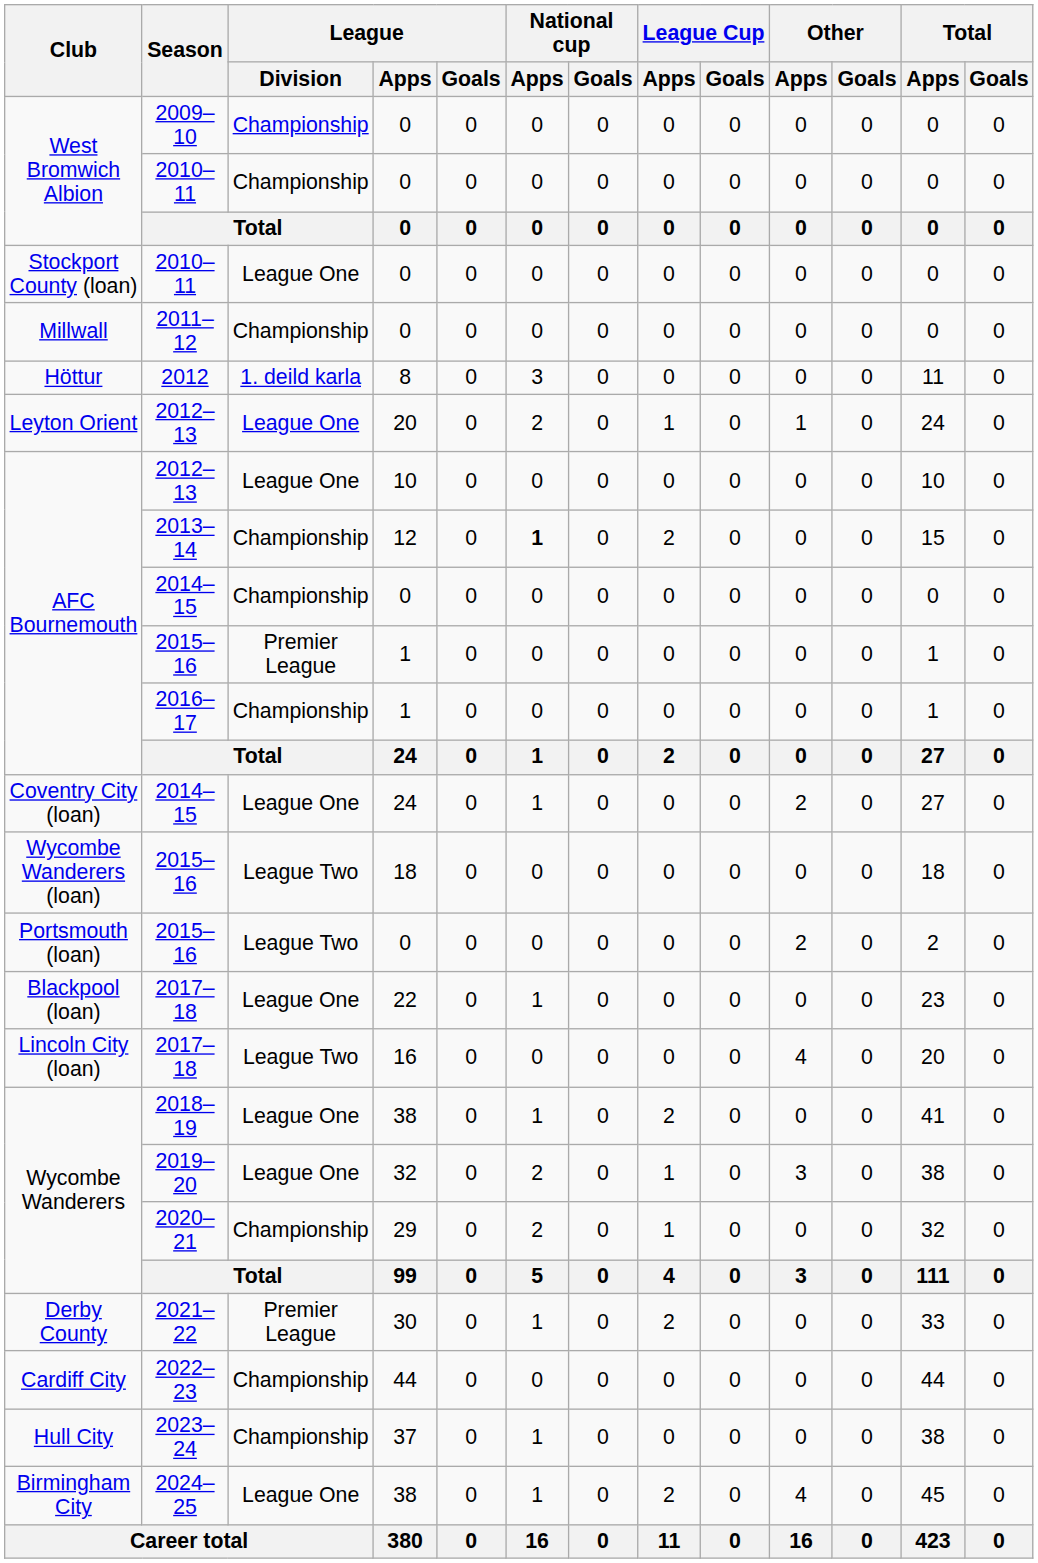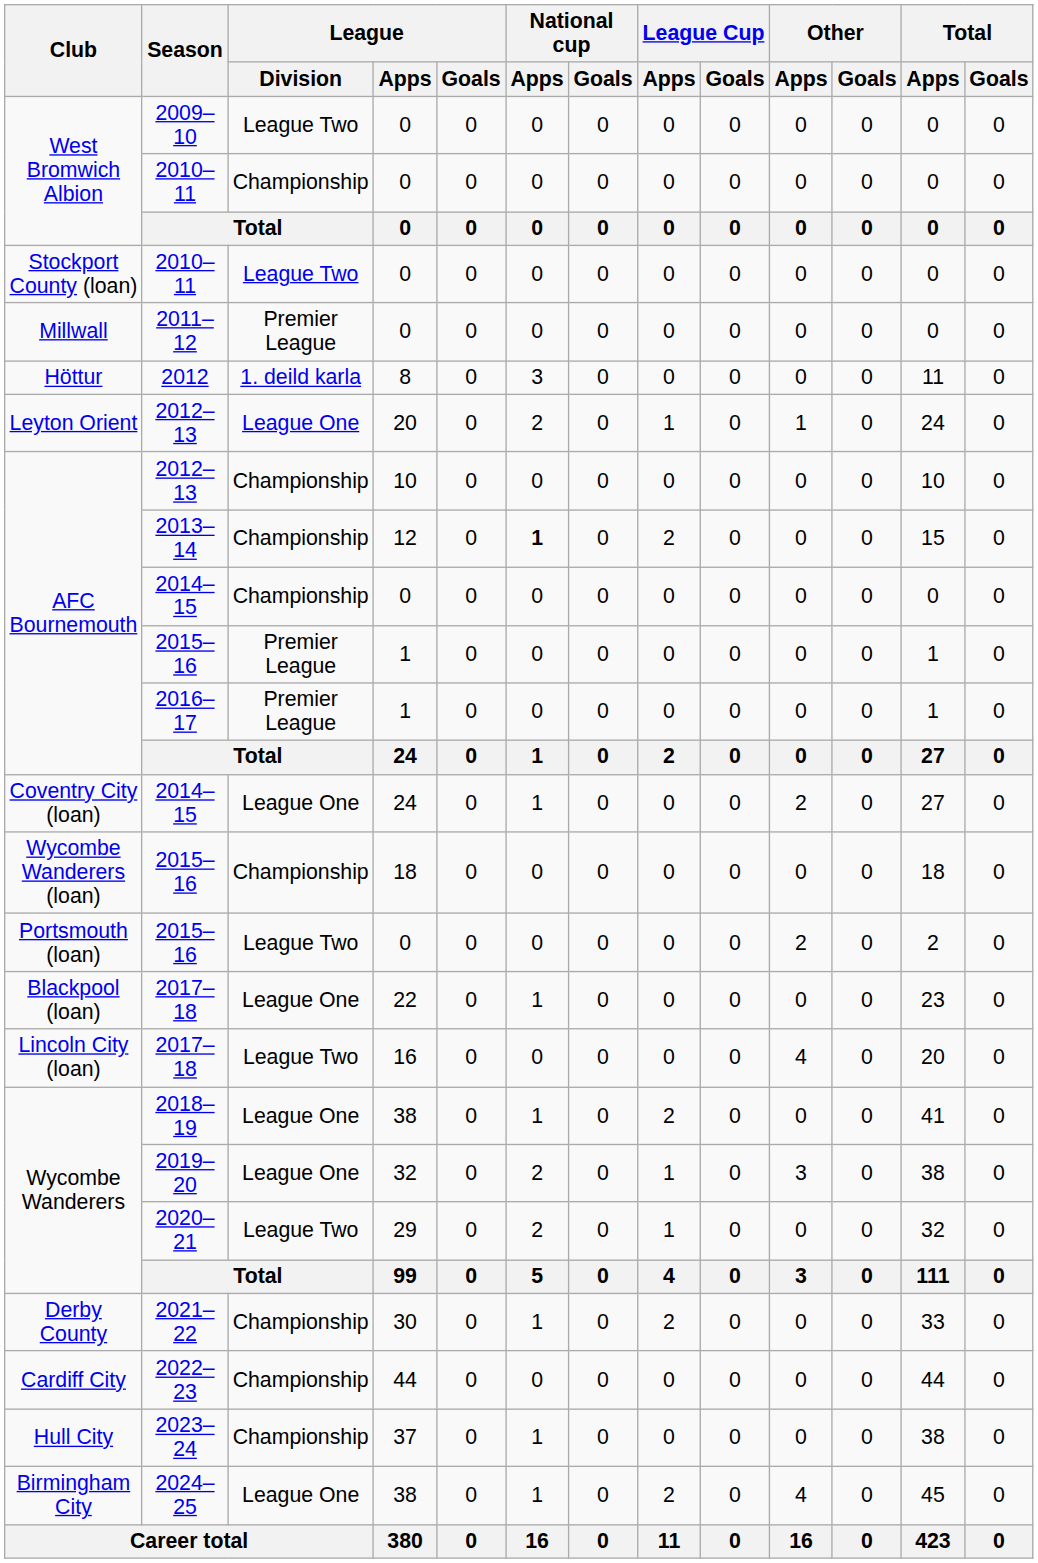(301, 124) Championship -> (301, 124) League Two
(301, 273) League One -> (301, 273) League Two
(301, 331) Championship -> (301, 331) Premier League
(301, 480) League One -> (301, 480) Championship
(301, 711) Championship -> (301, 711) Premier League
(301, 872) League Two -> (301, 872) Championship
(301, 1230) Championship -> (301, 1230) League Two
(301, 1322) Premier League -> (301, 1322) Championship
